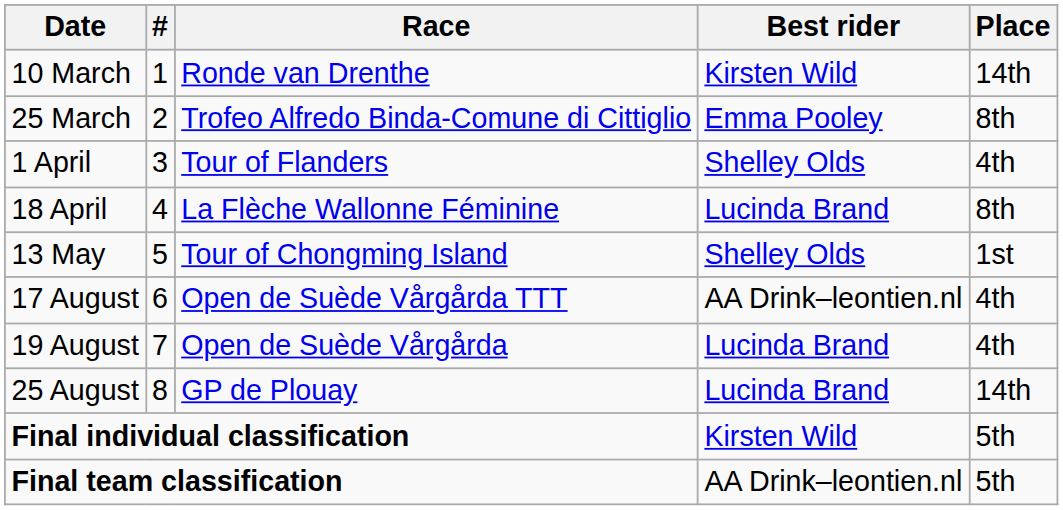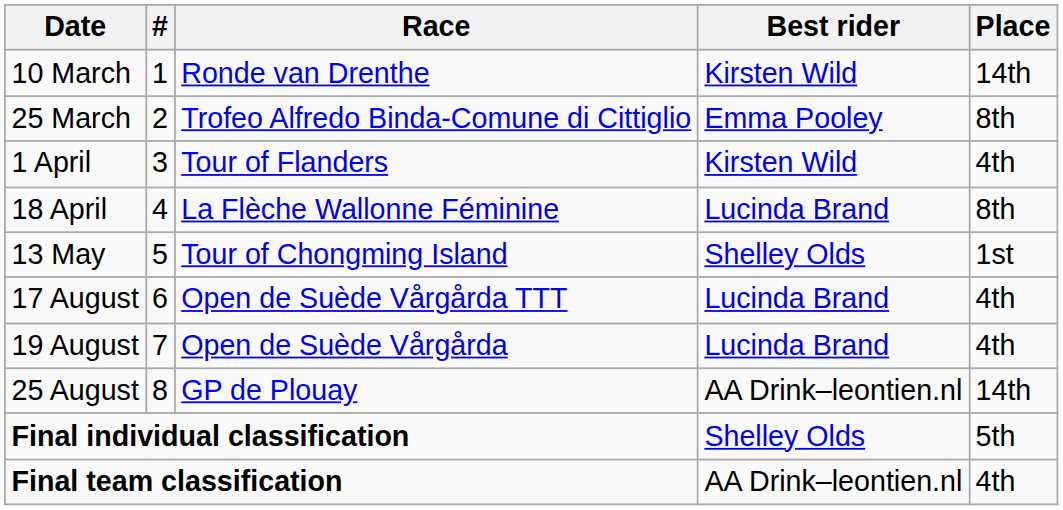(785, 163) Shelley Olds -> (781, 163) Kirsten Wild
(833, 299) AA Drink–leontien.nl -> (797, 299) Lucinda Brand
(797, 390) Lucinda Brand -> (833, 390) AA Drink–leontien.nl
(781, 436) Kirsten Wild -> (785, 436) Shelley Olds
(995, 481) 5th -> (995, 481) 4th
